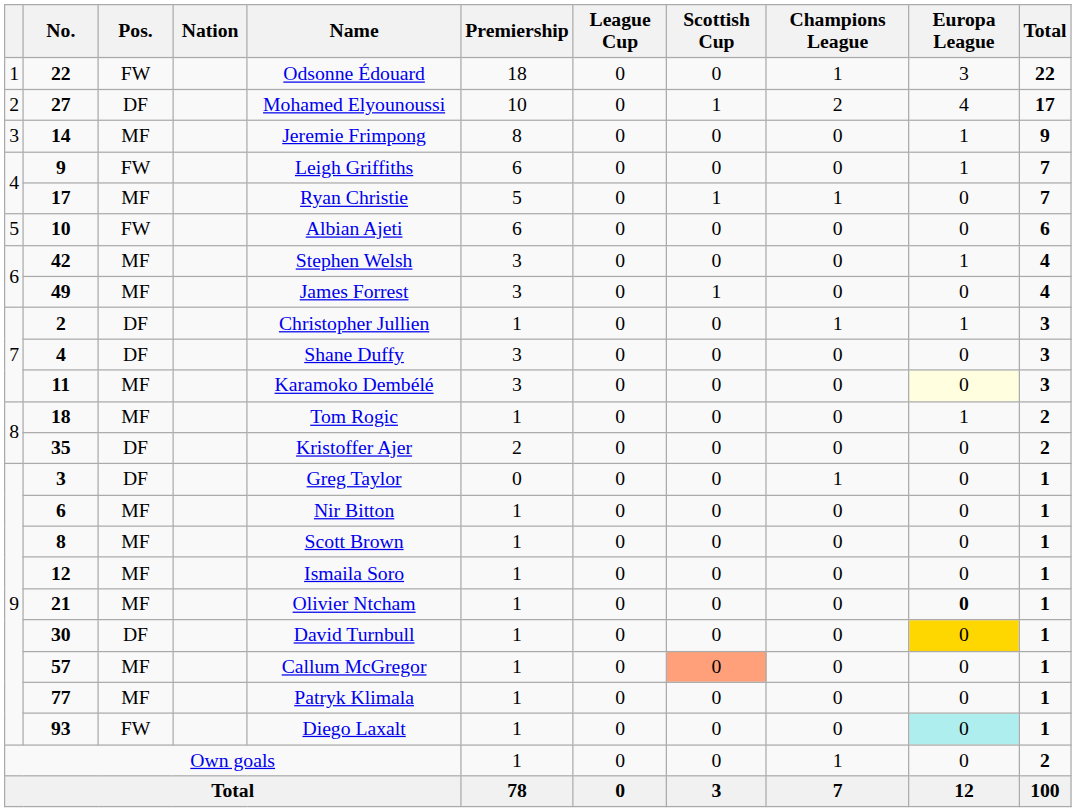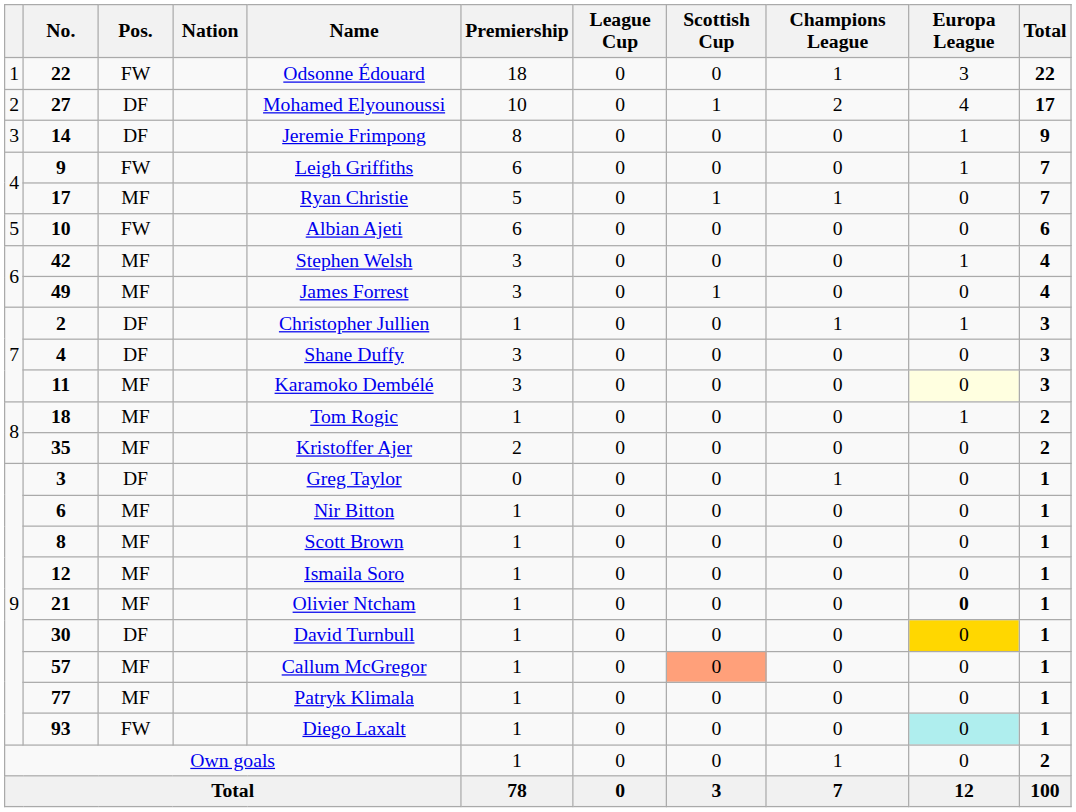(135, 135) MF -> (135, 135) DF
(135, 447) DF -> (135, 447) MF
